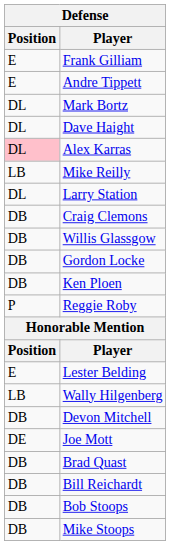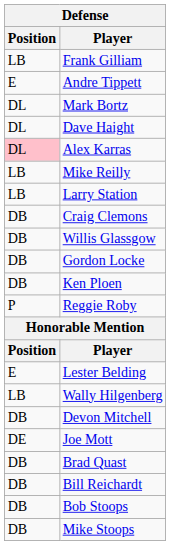(12, 60) E -> (17, 60) LB
(17, 194) DL -> (17, 194) LB
